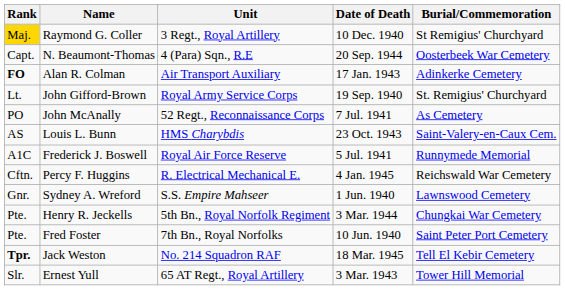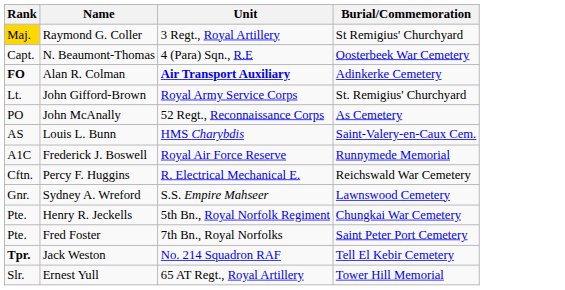- column: (373, 14)
(221, 74) normal -> (225, 74) bold
